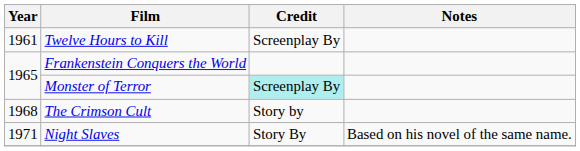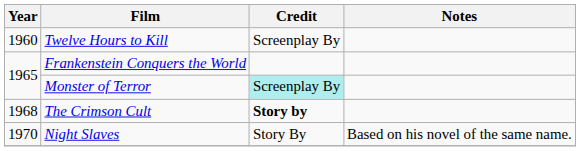(23, 39) 1961 -> (23, 39) 1960
(278, 110) normal -> (280, 110) bold
(23, 134) 1971 -> (23, 134) 1970
